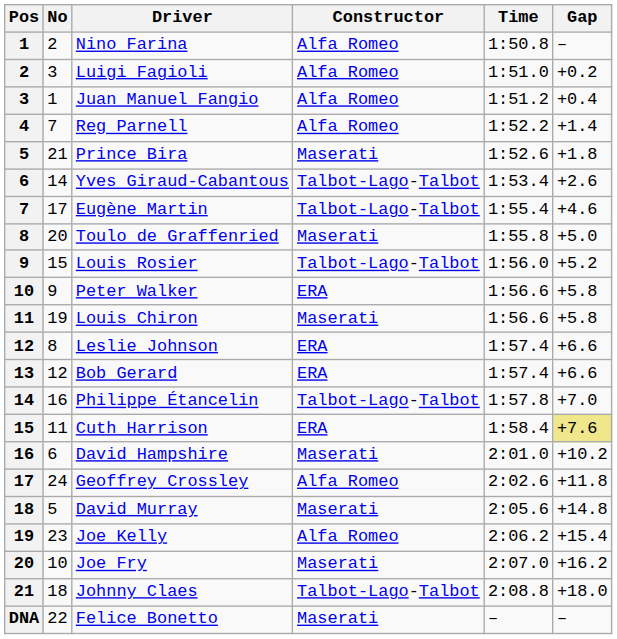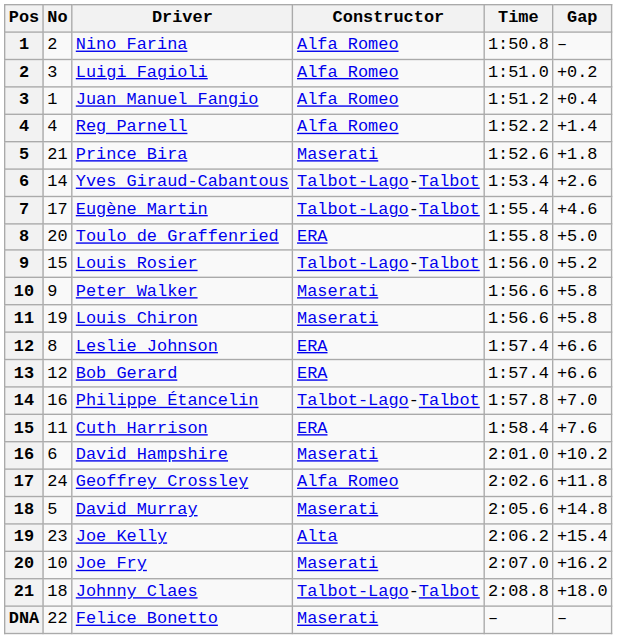(52, 128) 7 -> (52, 128) 4
(338, 237) Maserati -> (312, 237) ERA
(312, 292) ERA -> (338, 292) Maserati
(577, 428) khaki background -> (577, 428) no background
(348, 538) Alfa Romeo -> (317, 538) Alta
